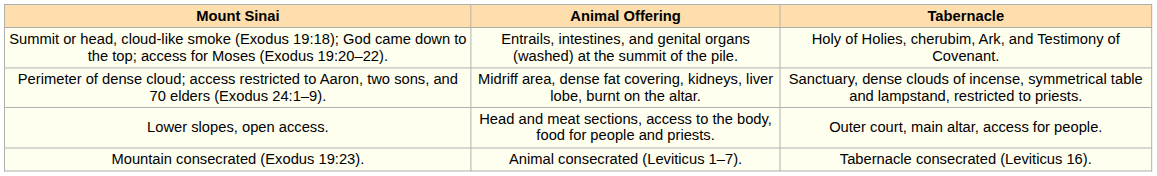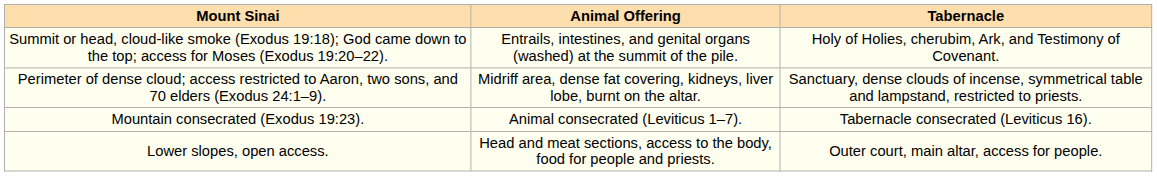rows swapped: (238, 127) <-> (238, 159)
